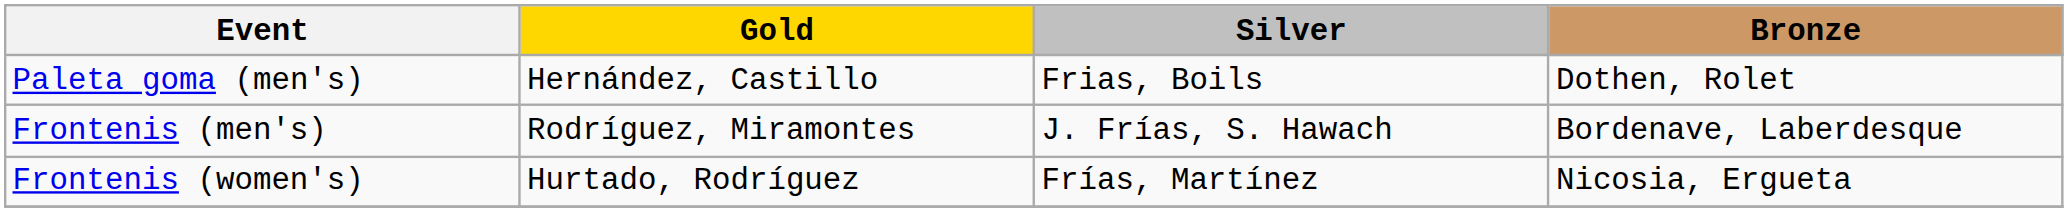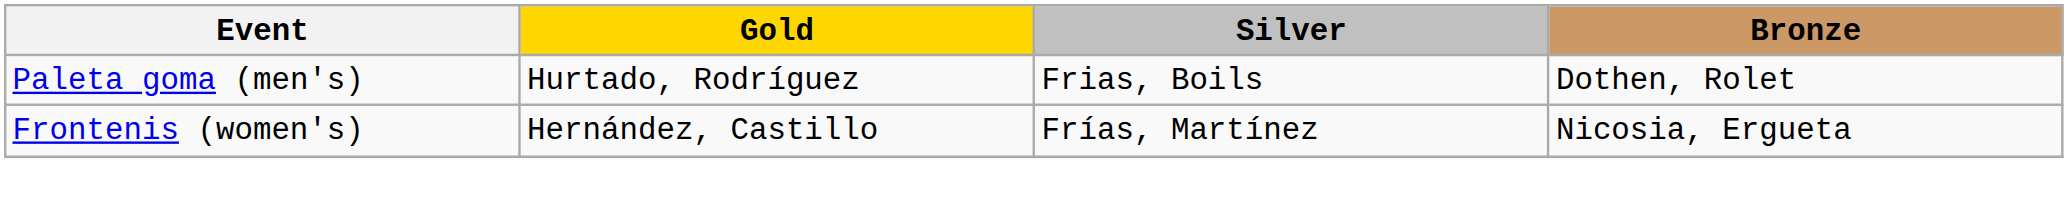(703, 81) Hernández, Castillo -> (693, 81) Hurtado, Rodríguez
- row: (170, 131)
(693, 181) Hurtado, Rodríguez -> (703, 131) Hernández, Castillo
